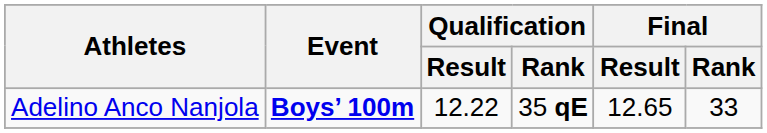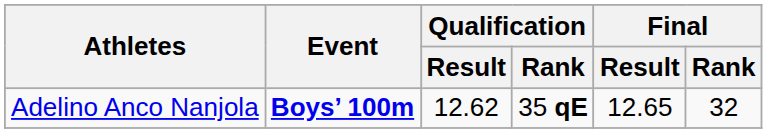(466, 108) 12.22 -> (466, 108) 12.62
(724, 108) 33 -> (724, 108) 32
